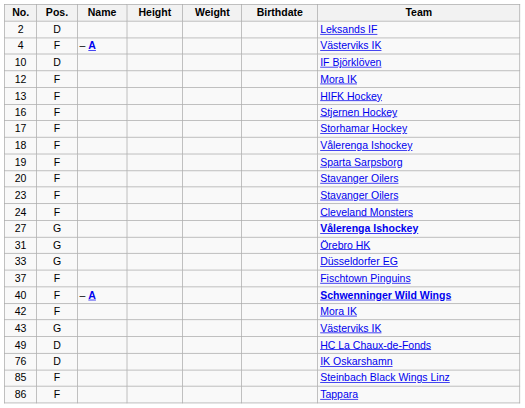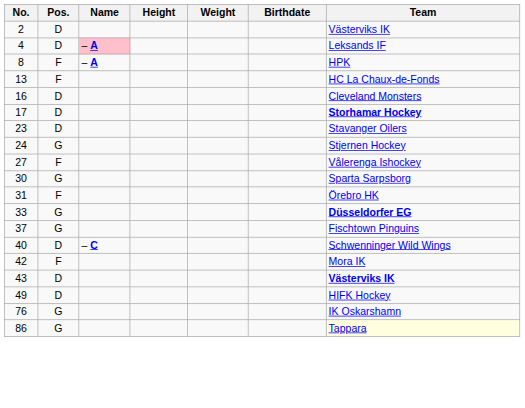(349, 30) Leksands IF -> (359, 30) Västerviks IK
(57, 46) F -> (58, 46) D
(88, 46) no background -> (90, 46) pink background
(351, 46) Västerviks IK -> (357, 46) Leksands IF
+ row: (21, 63)
- row: (21, 63)
- row: (21, 79)
(351, 96) HIFK Hockey -> (384, 79) HC La Chaux-de-Fonds
(57, 113) F -> (58, 96) D
(359, 113) Stjernen Hockey -> (375, 96) Cleveland Monsters
(57, 129) F -> (58, 113) D
(364, 129) normal -> (375, 113) bold
- row: (21, 146)
- row: (21, 163)
- row: (21, 179)
(57, 196) F -> (58, 129) D
(57, 212) F -> (58, 146) G
(367, 212) Cleveland Monsters -> (367, 146) Stjernen Hockey
(57, 229) G -> (58, 163) F
(369, 229) bold -> (375, 163) normal
+ row: (21, 179)
(57, 246) G -> (58, 196) F
(359, 262) normal -> (370, 212) bold
(57, 279) F -> (58, 229) G
(57, 295) F -> (58, 246) D
(88, 295) – A -> (90, 246) – C
(386, 295) bold -> (390, 246) normal
(57, 329) G -> (58, 279) D
(351, 329) normal -> (362, 279) bold
(376, 345) HC La Chaux-de-Fonds -> (360, 295) HIFK Hockey
(57, 362) D -> (58, 312) G
- row: (21, 378)
(57, 395) F -> (58, 329) G
(339, 395) no background -> (348, 329) lightyellow background
